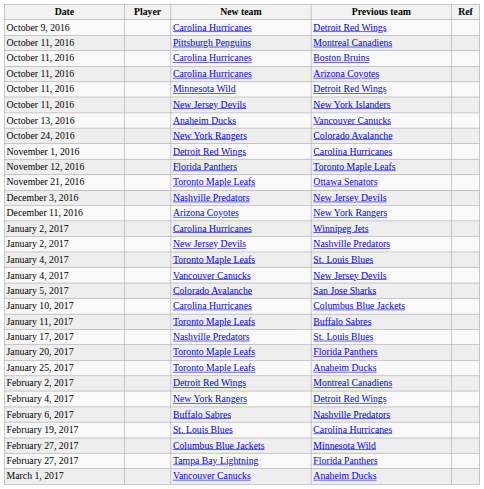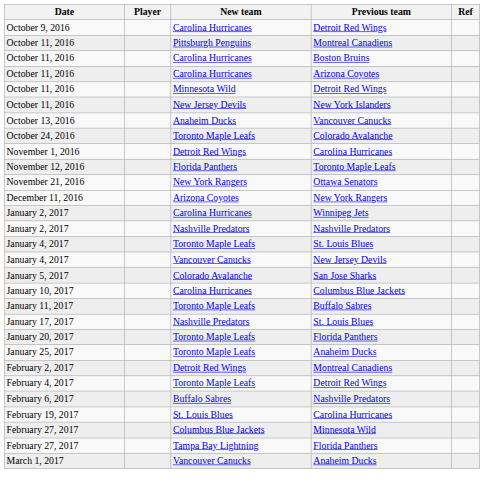(210, 136) New York Rangers -> (214, 136) Toronto Maple Leafs
(214, 182) Toronto Maple Leafs -> (210, 182) New York Rangers
- row: (42, 197)
(210, 244) New Jersey Devils -> (211, 228) Nashville Predators
(210, 399) New York Rangers -> (214, 383) Toronto Maple Leafs
